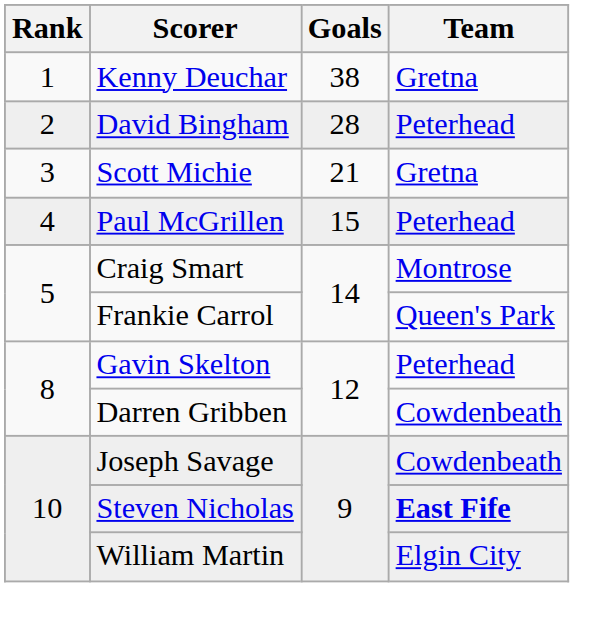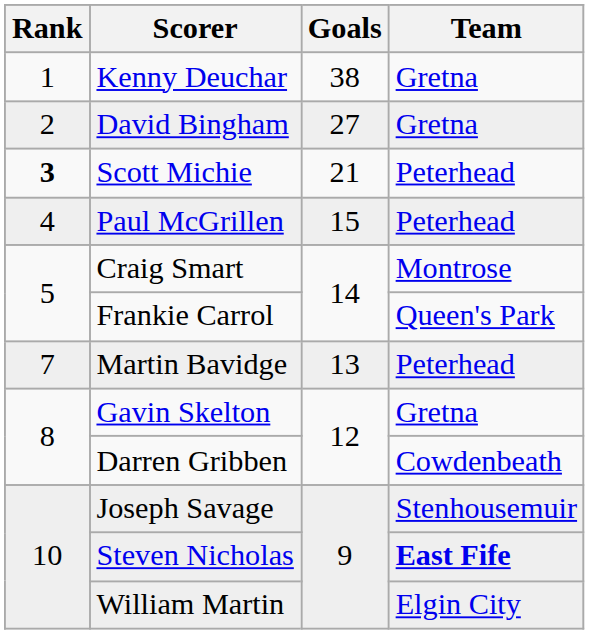(345, 124) 28 -> (345, 124) 27
(455, 124) Peterhead -> (437, 124) Gretna
(47, 172) normal -> (47, 172) bold
(437, 172) Gretna -> (455, 172) Peterhead
+ row: (192, 364)
(455, 364) Peterhead -> (437, 412) Gretna
(479, 460) Cowdenbeath -> (486, 508) Stenhousemuir
